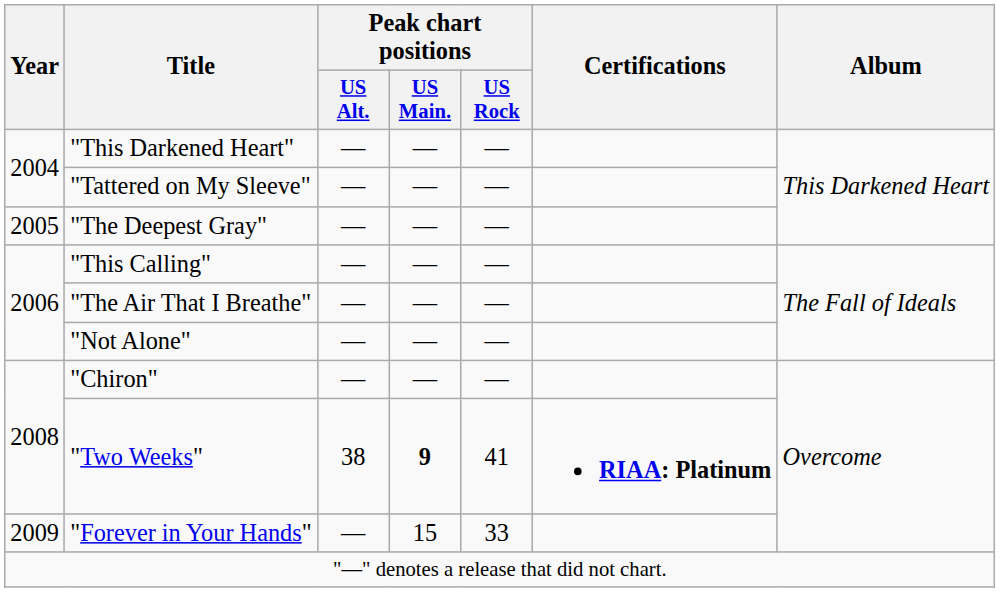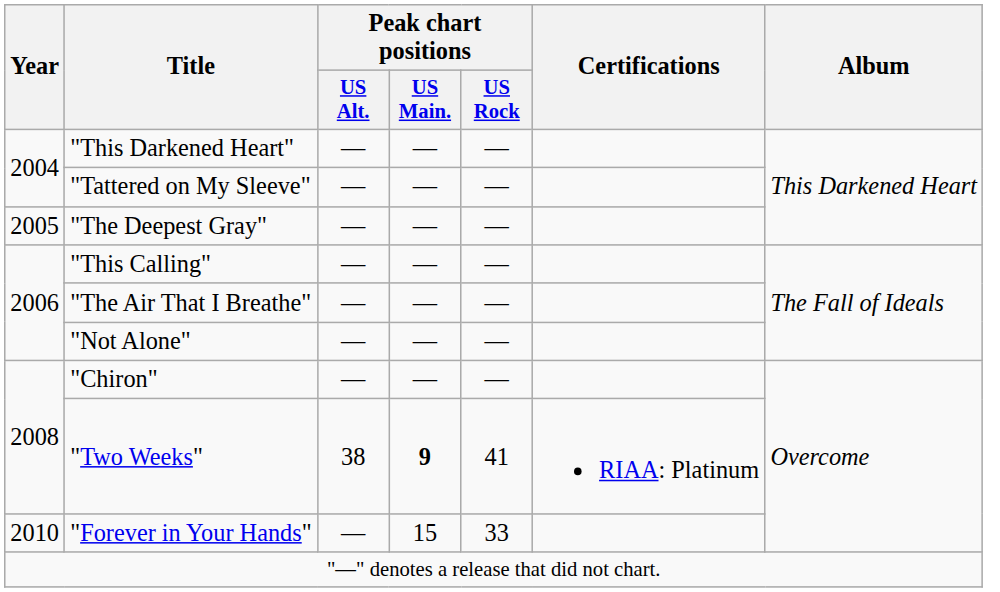(655, 470) bold -> (649, 470) normal
(35, 532) 2009 -> (35, 532) 2010
